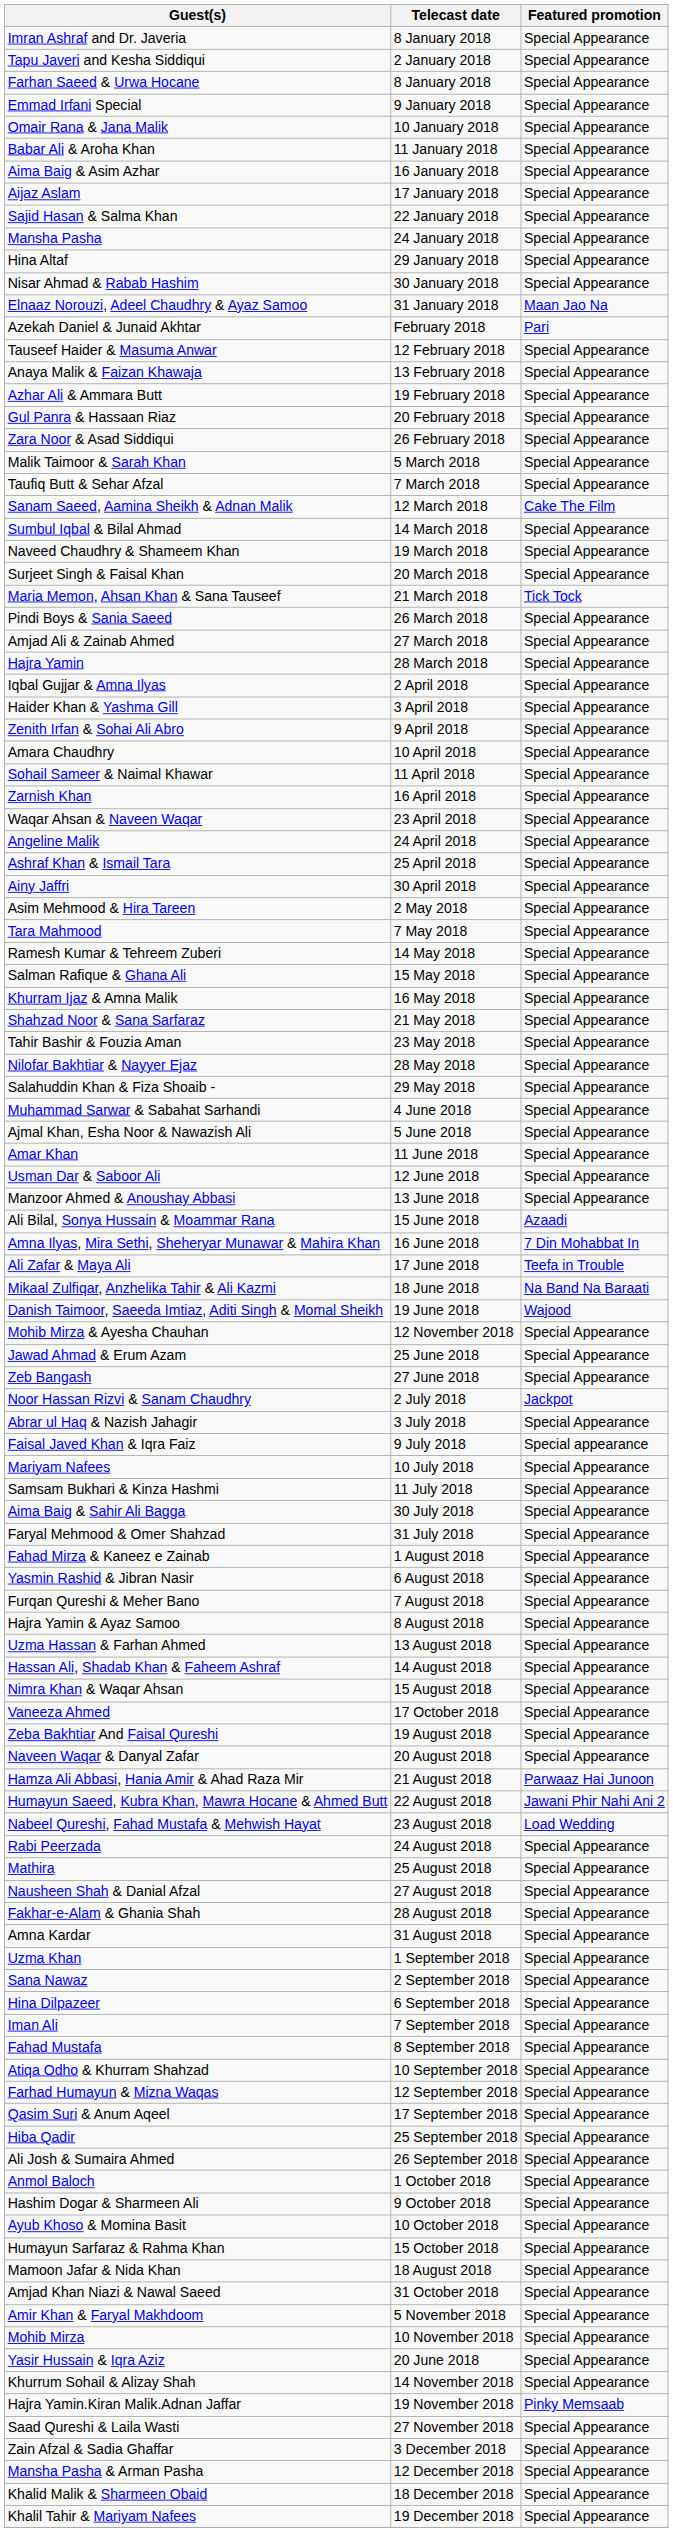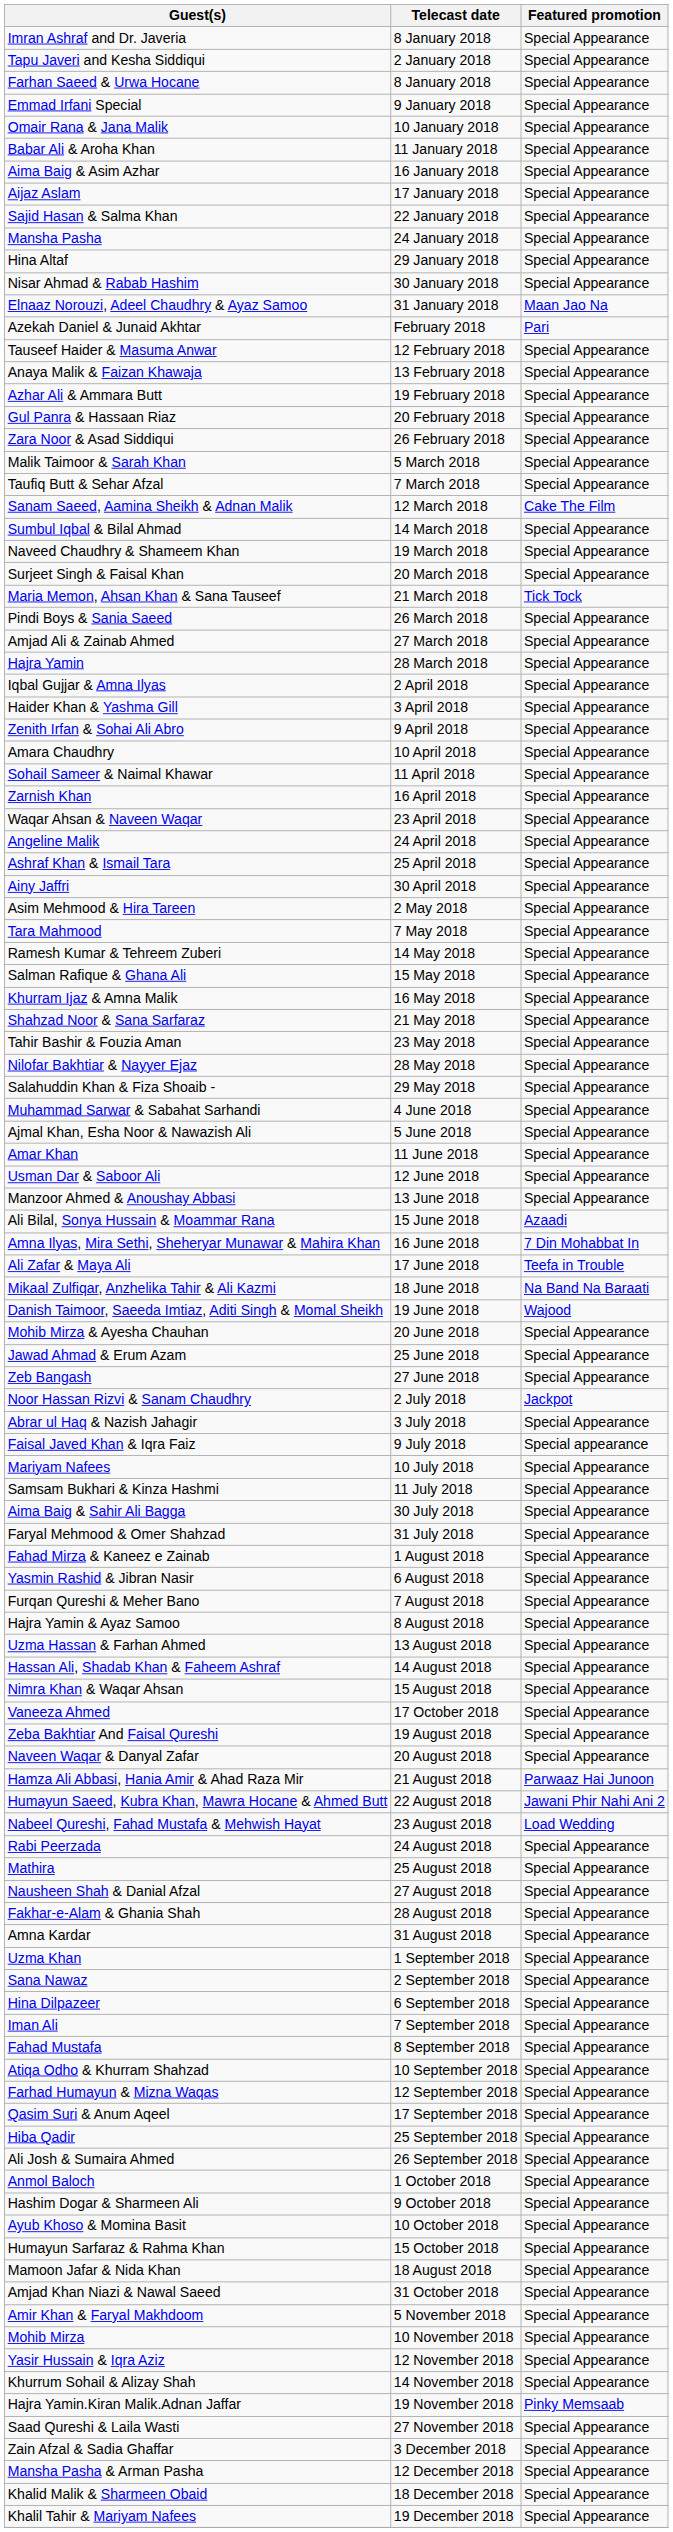(454, 1333) 12 November 2018 -> (436, 1333) 20 June 2018
(436, 2360) 20 June 2018 -> (454, 2360) 12 November 2018
